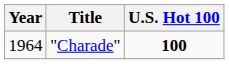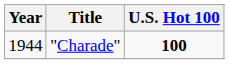(25, 44) 1964 -> (25, 44) 1944
